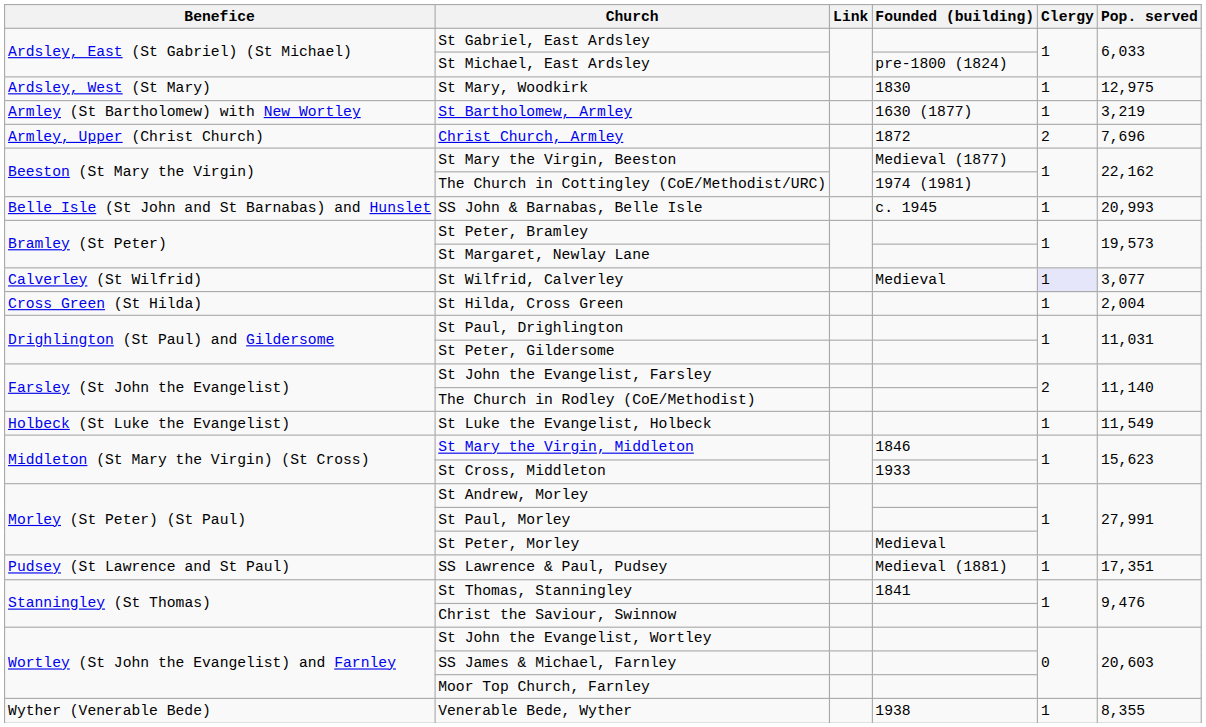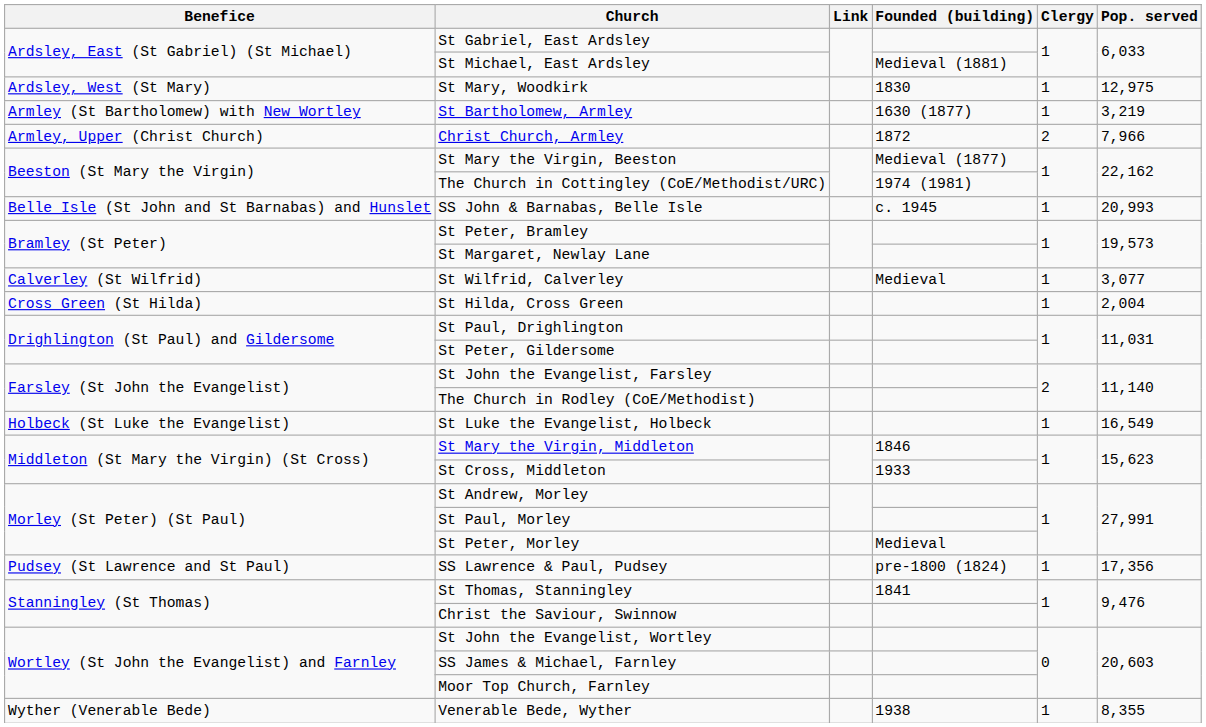(941, 64) pre-1800 (1824) -> (941, 64) Medieval (1881)
(1123, 136) 7,696 -> (1123, 136) 7,966
(1045, 280) lavender background -> (1045, 280) no background
(1127, 424) 11,549 -> (1127, 424) 16,549
(941, 567) Medieval (1881) -> (941, 567) pre-1800 (1824)
(1127, 567) 17,351 -> (1127, 567) 17,356
